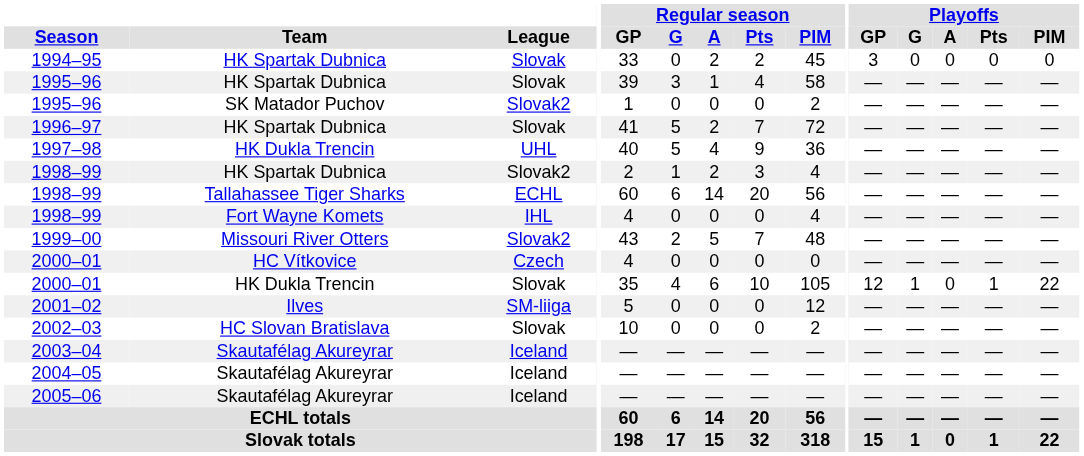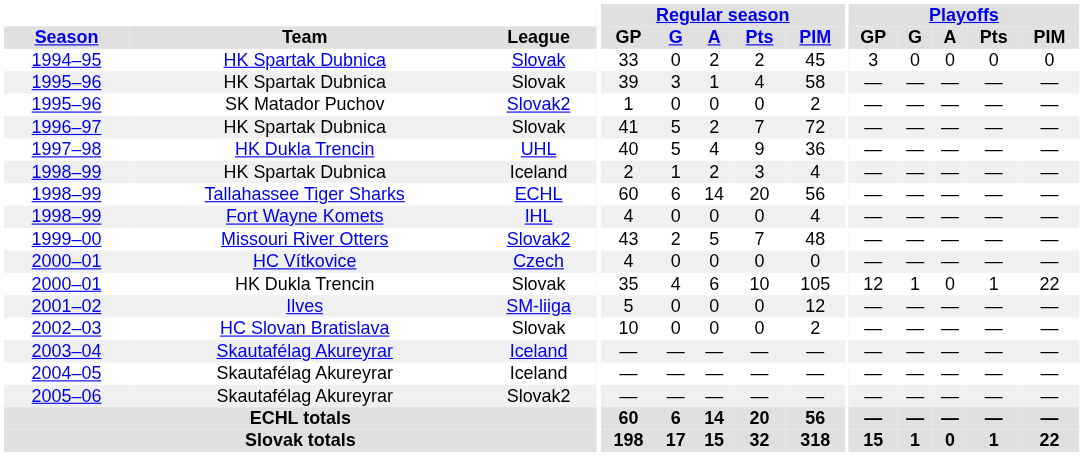(539, 171) Slovak2 -> (539, 171) Iceland
(539, 395) Iceland -> (539, 395) Slovak2
